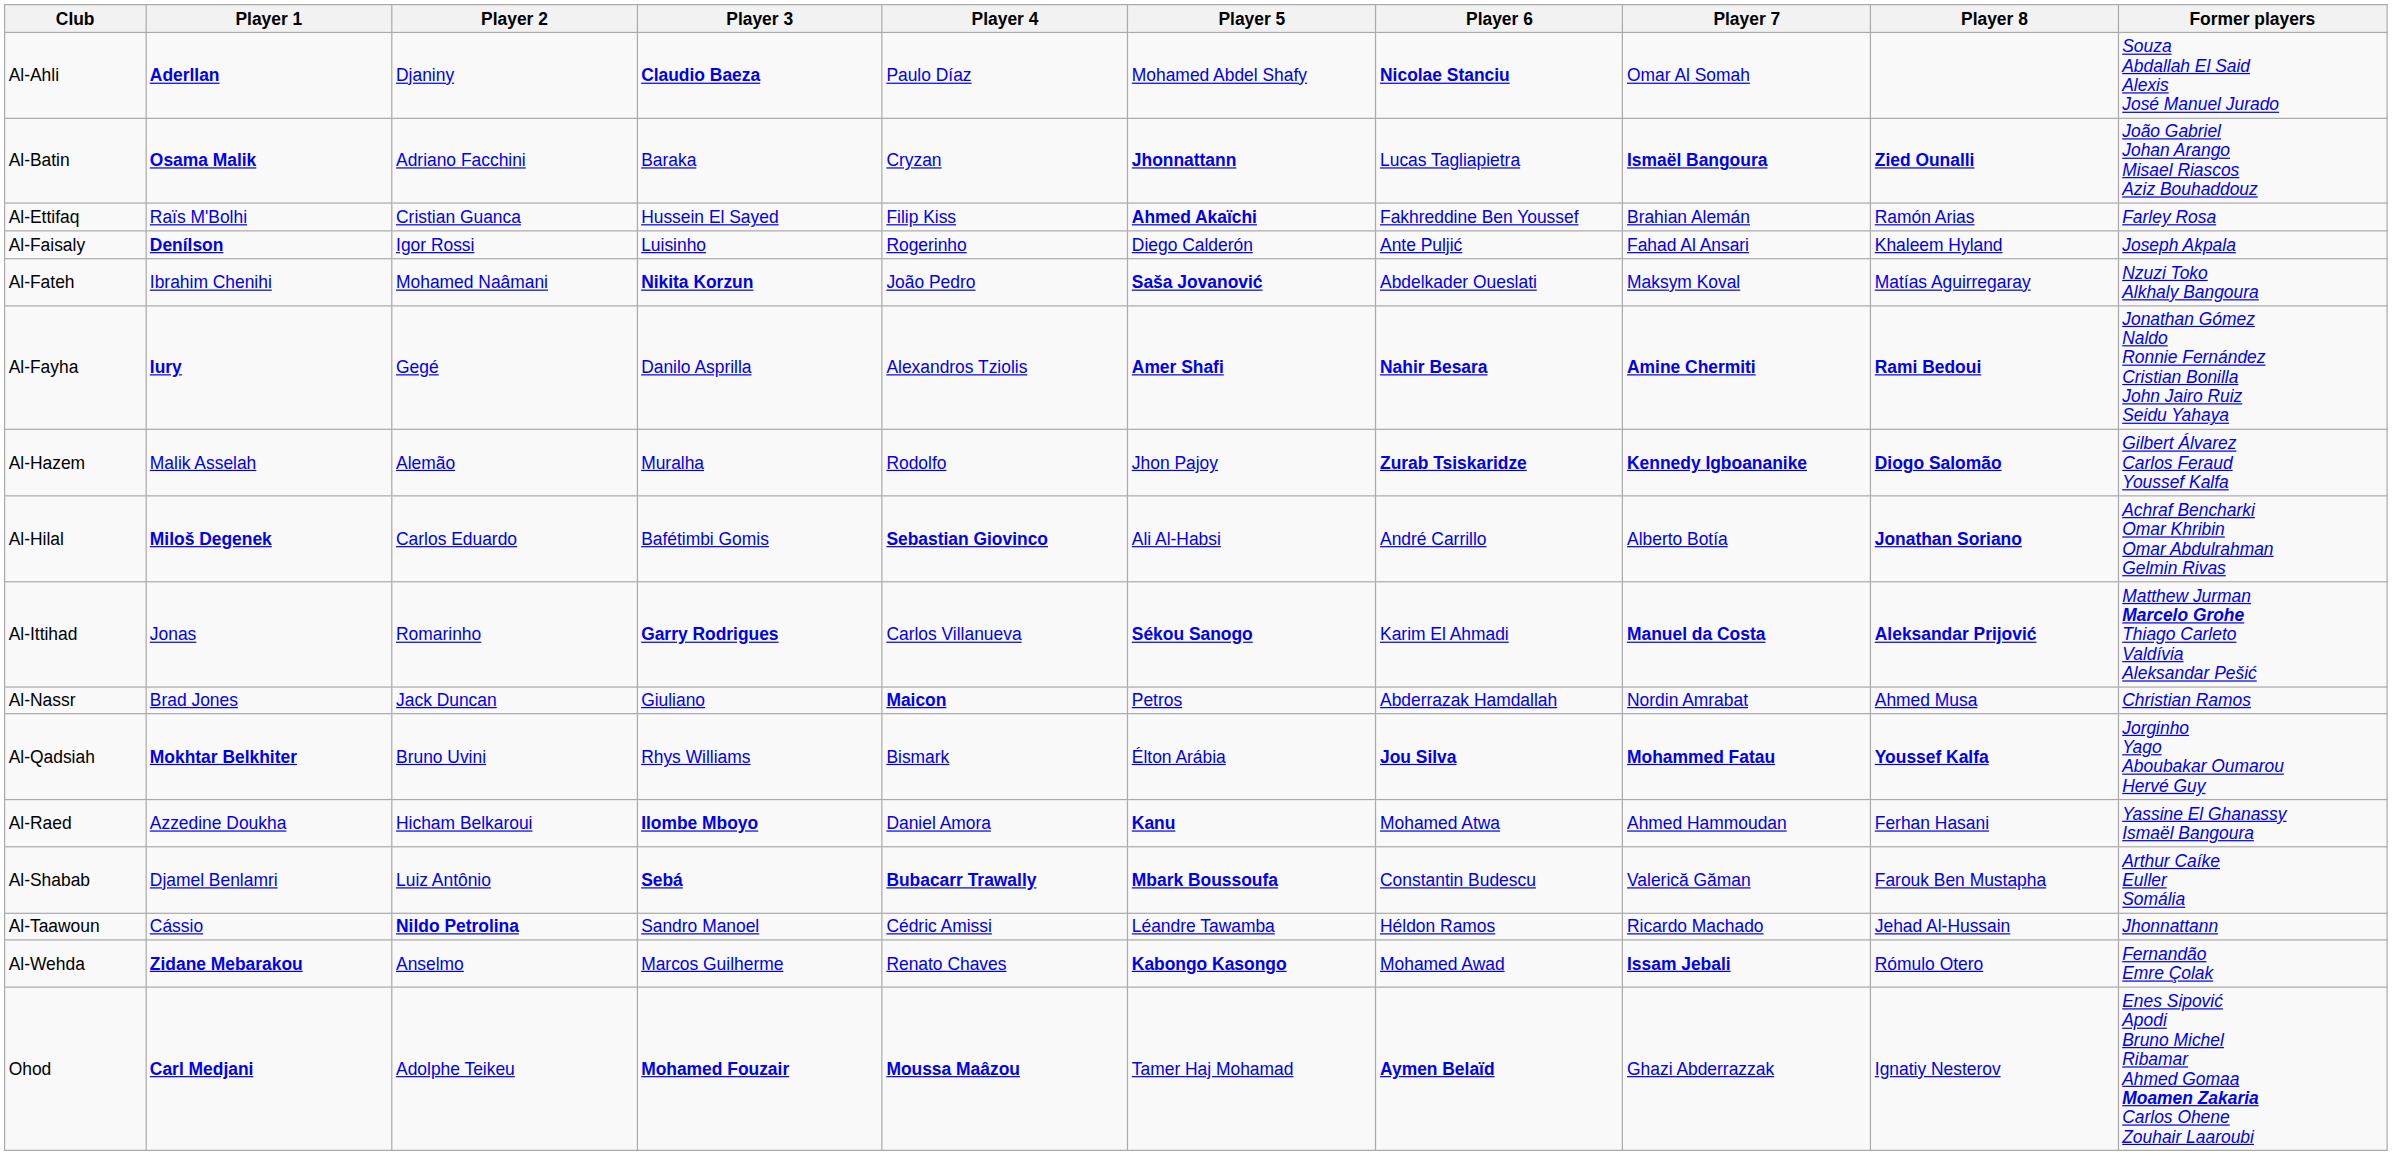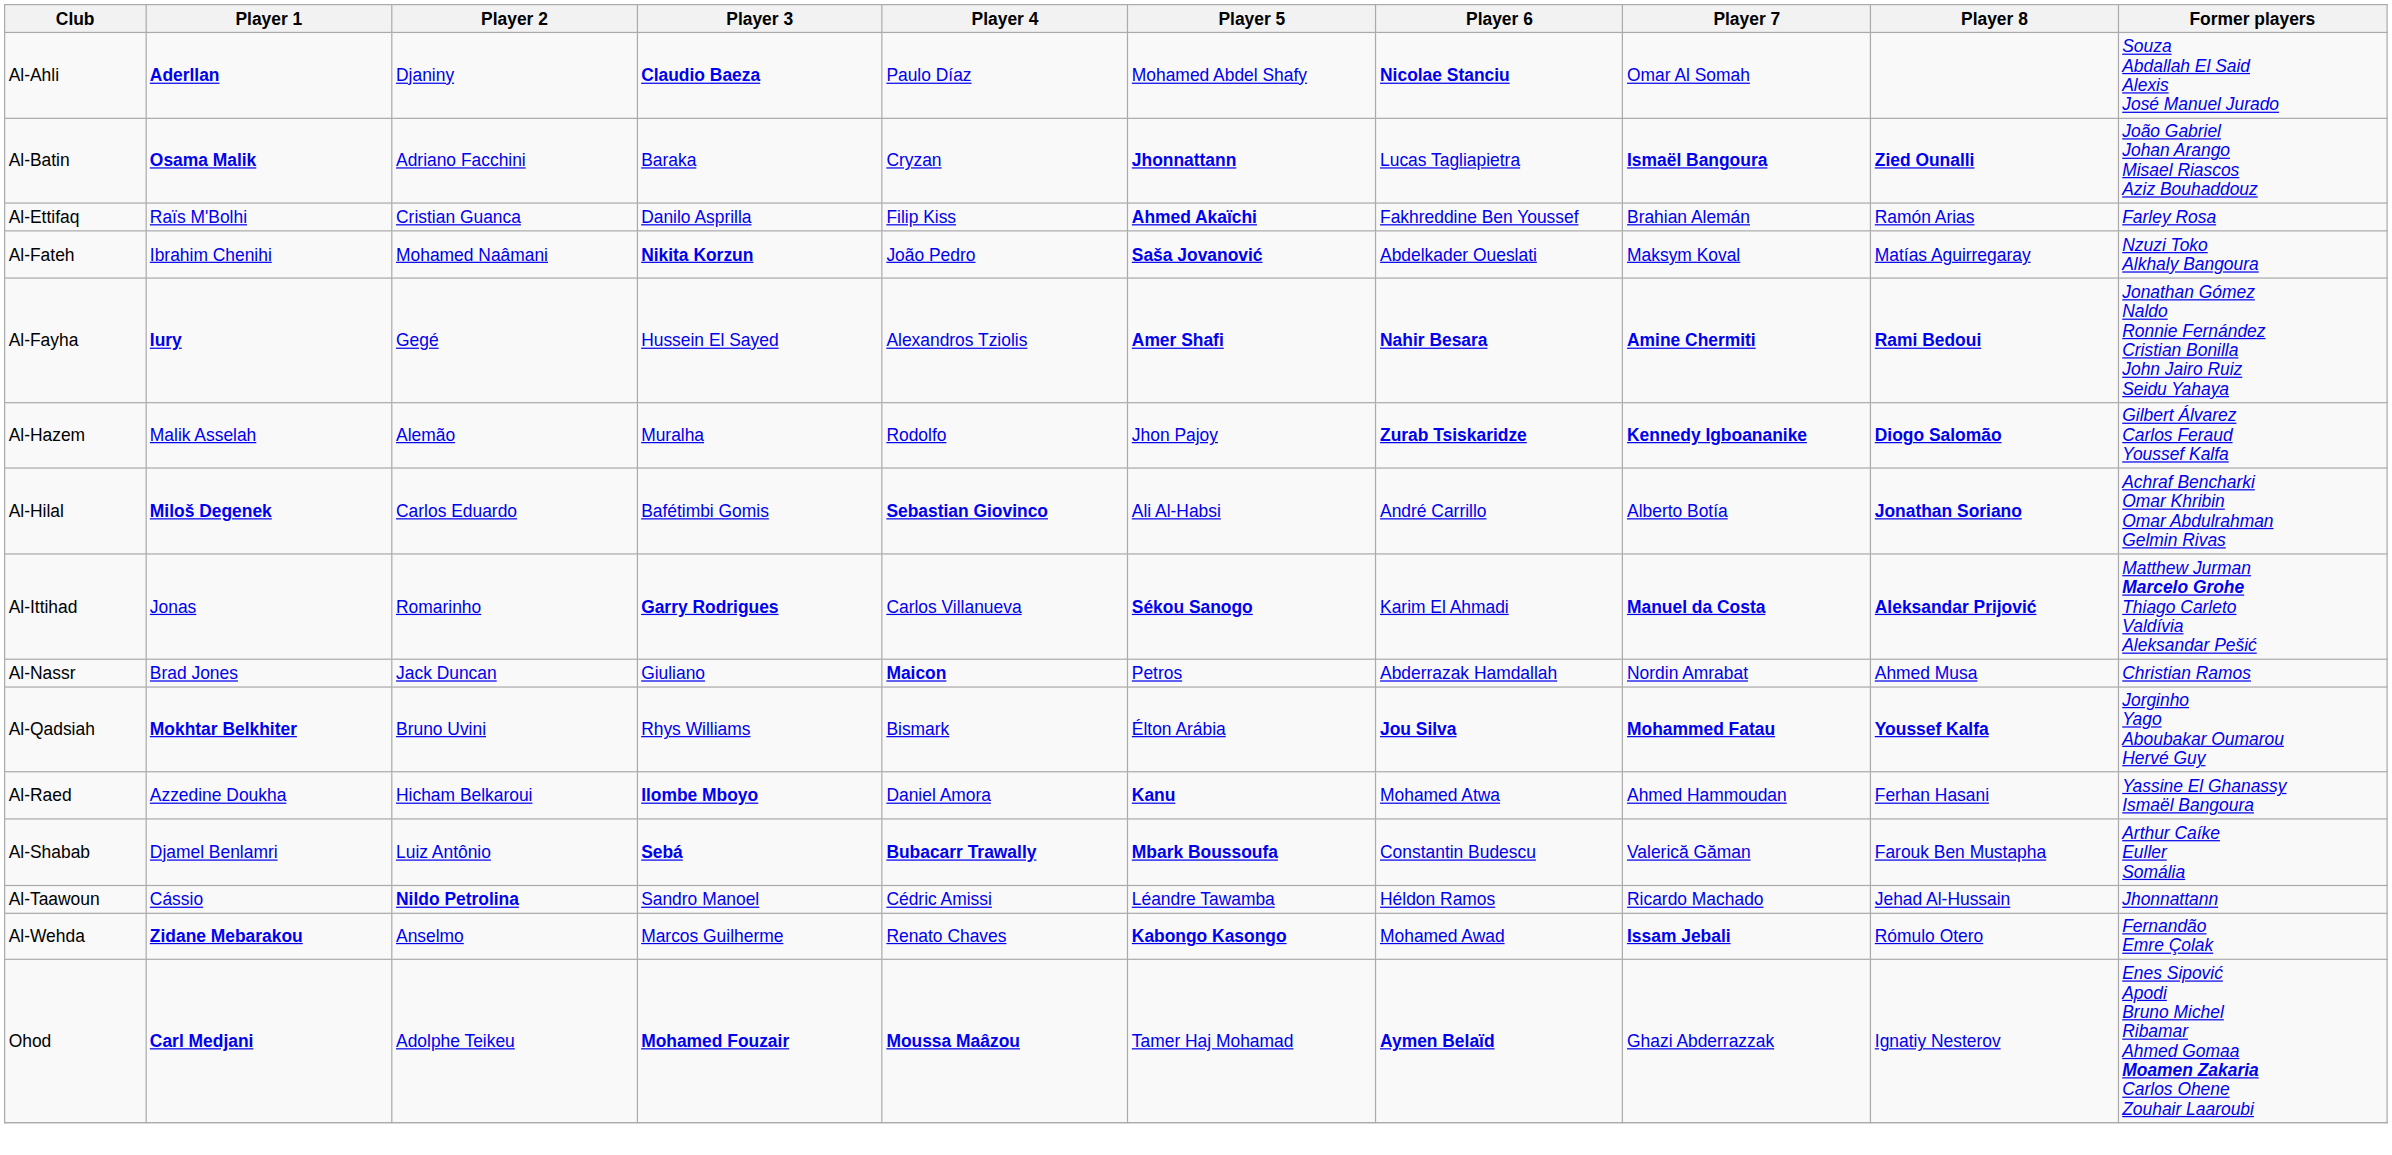(710, 218) Hussein El Sayed -> (696, 218) Danilo Asprilla
- row: (47, 245)
(696, 368) Danilo Asprilla -> (710, 340) Hussein El Sayed
